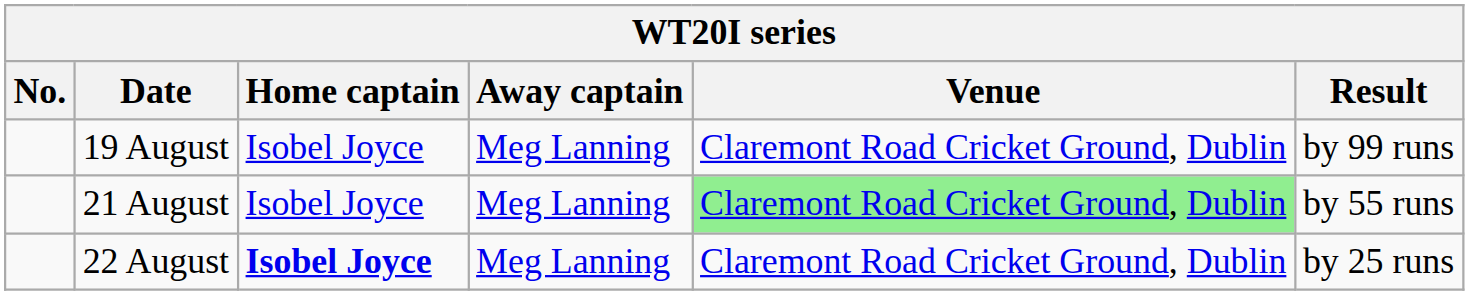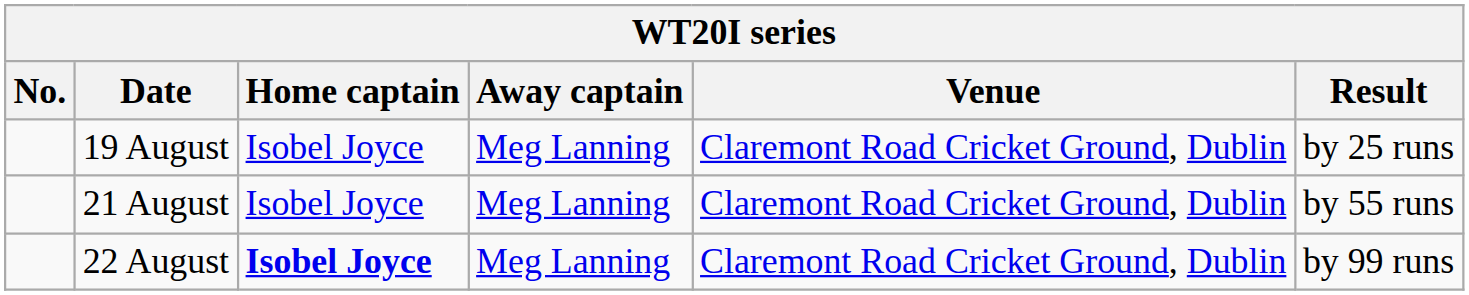(1379, 146) by 99 runs -> (1379, 146) by 25 runs
(993, 203) lightgreen background -> (993, 203) no background
(1379, 260) by 25 runs -> (1379, 260) by 99 runs
